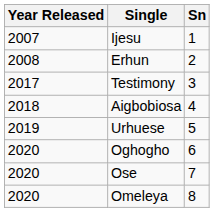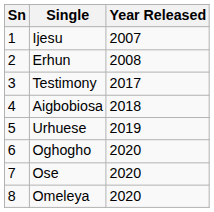columns swapped: (197, 15) <-> (56, 15)
